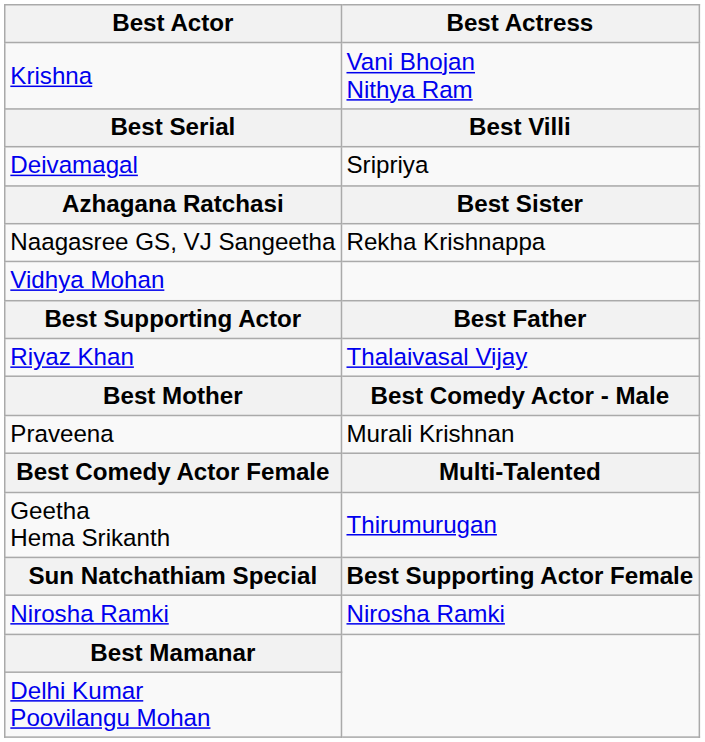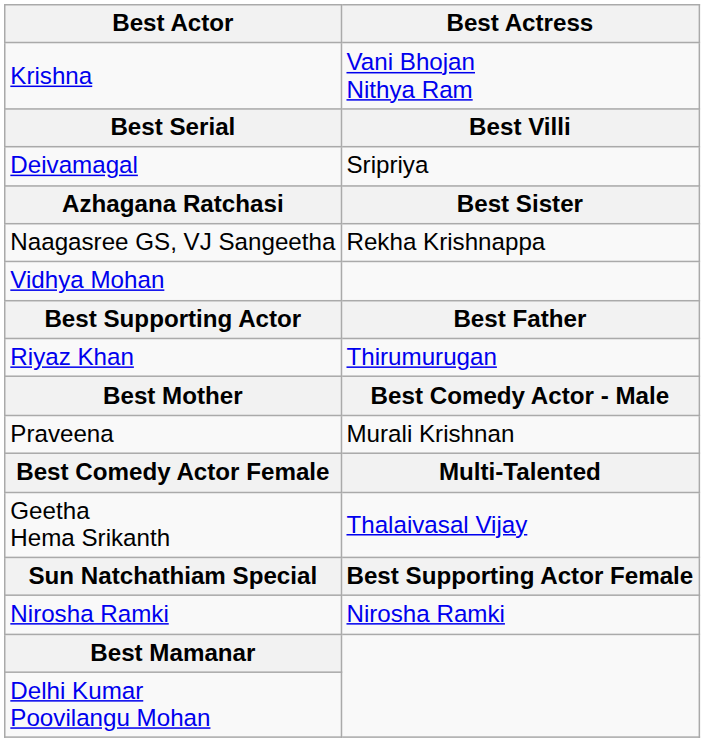(437, 357) Thalaivasal Vijay -> (422, 357) Thirumurugan
(422, 524) Thirumurugan -> (437, 524) Thalaivasal Vijay
